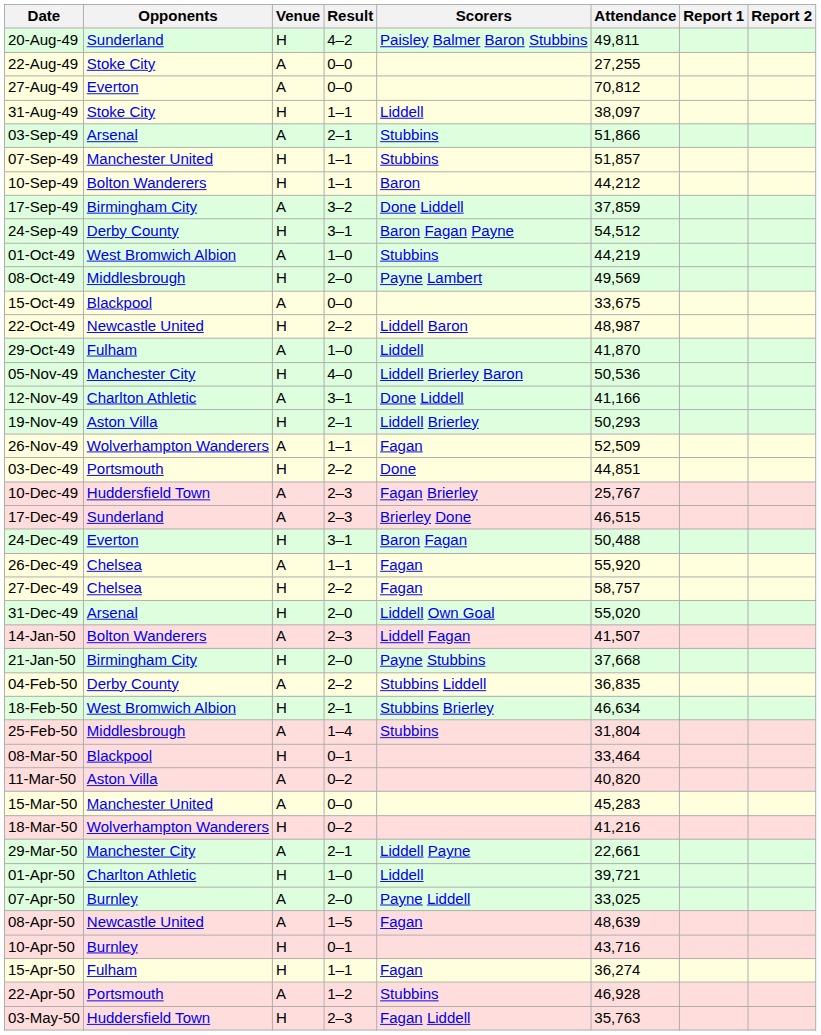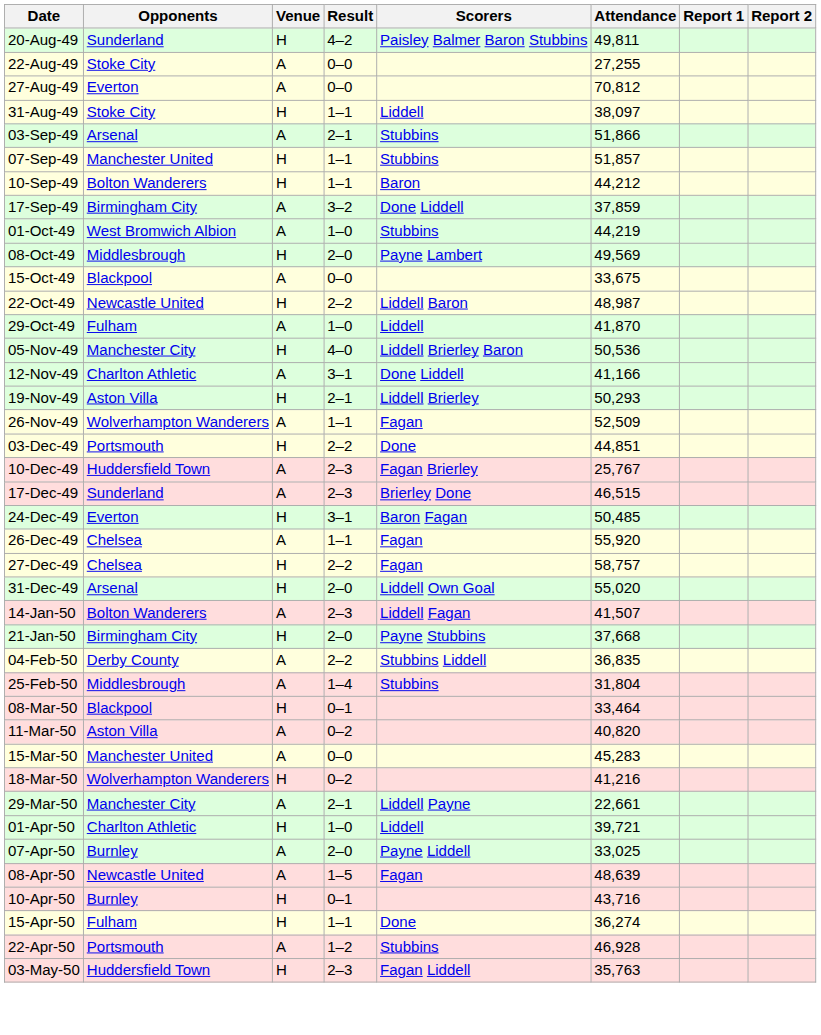- row: (43, 231)
(617, 541) 50,488 -> (617, 517) 50,485
- row: (43, 708)
(401, 970) Fagan -> (398, 922) Done
